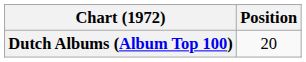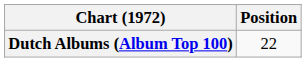(269, 43) 20 -> (269, 43) 22
